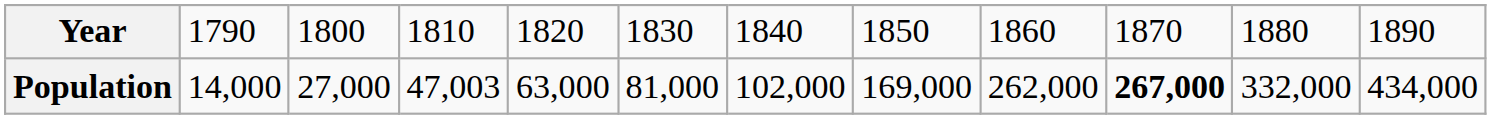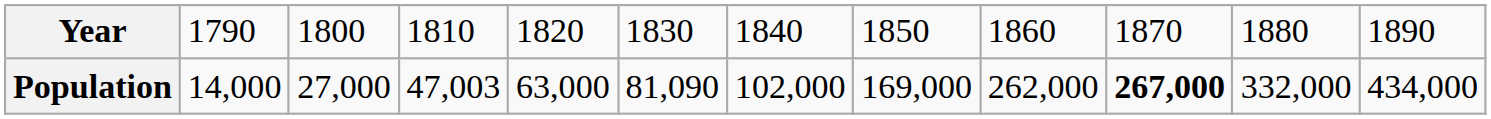(672, 85) 81,000 -> (672, 85) 81,090
